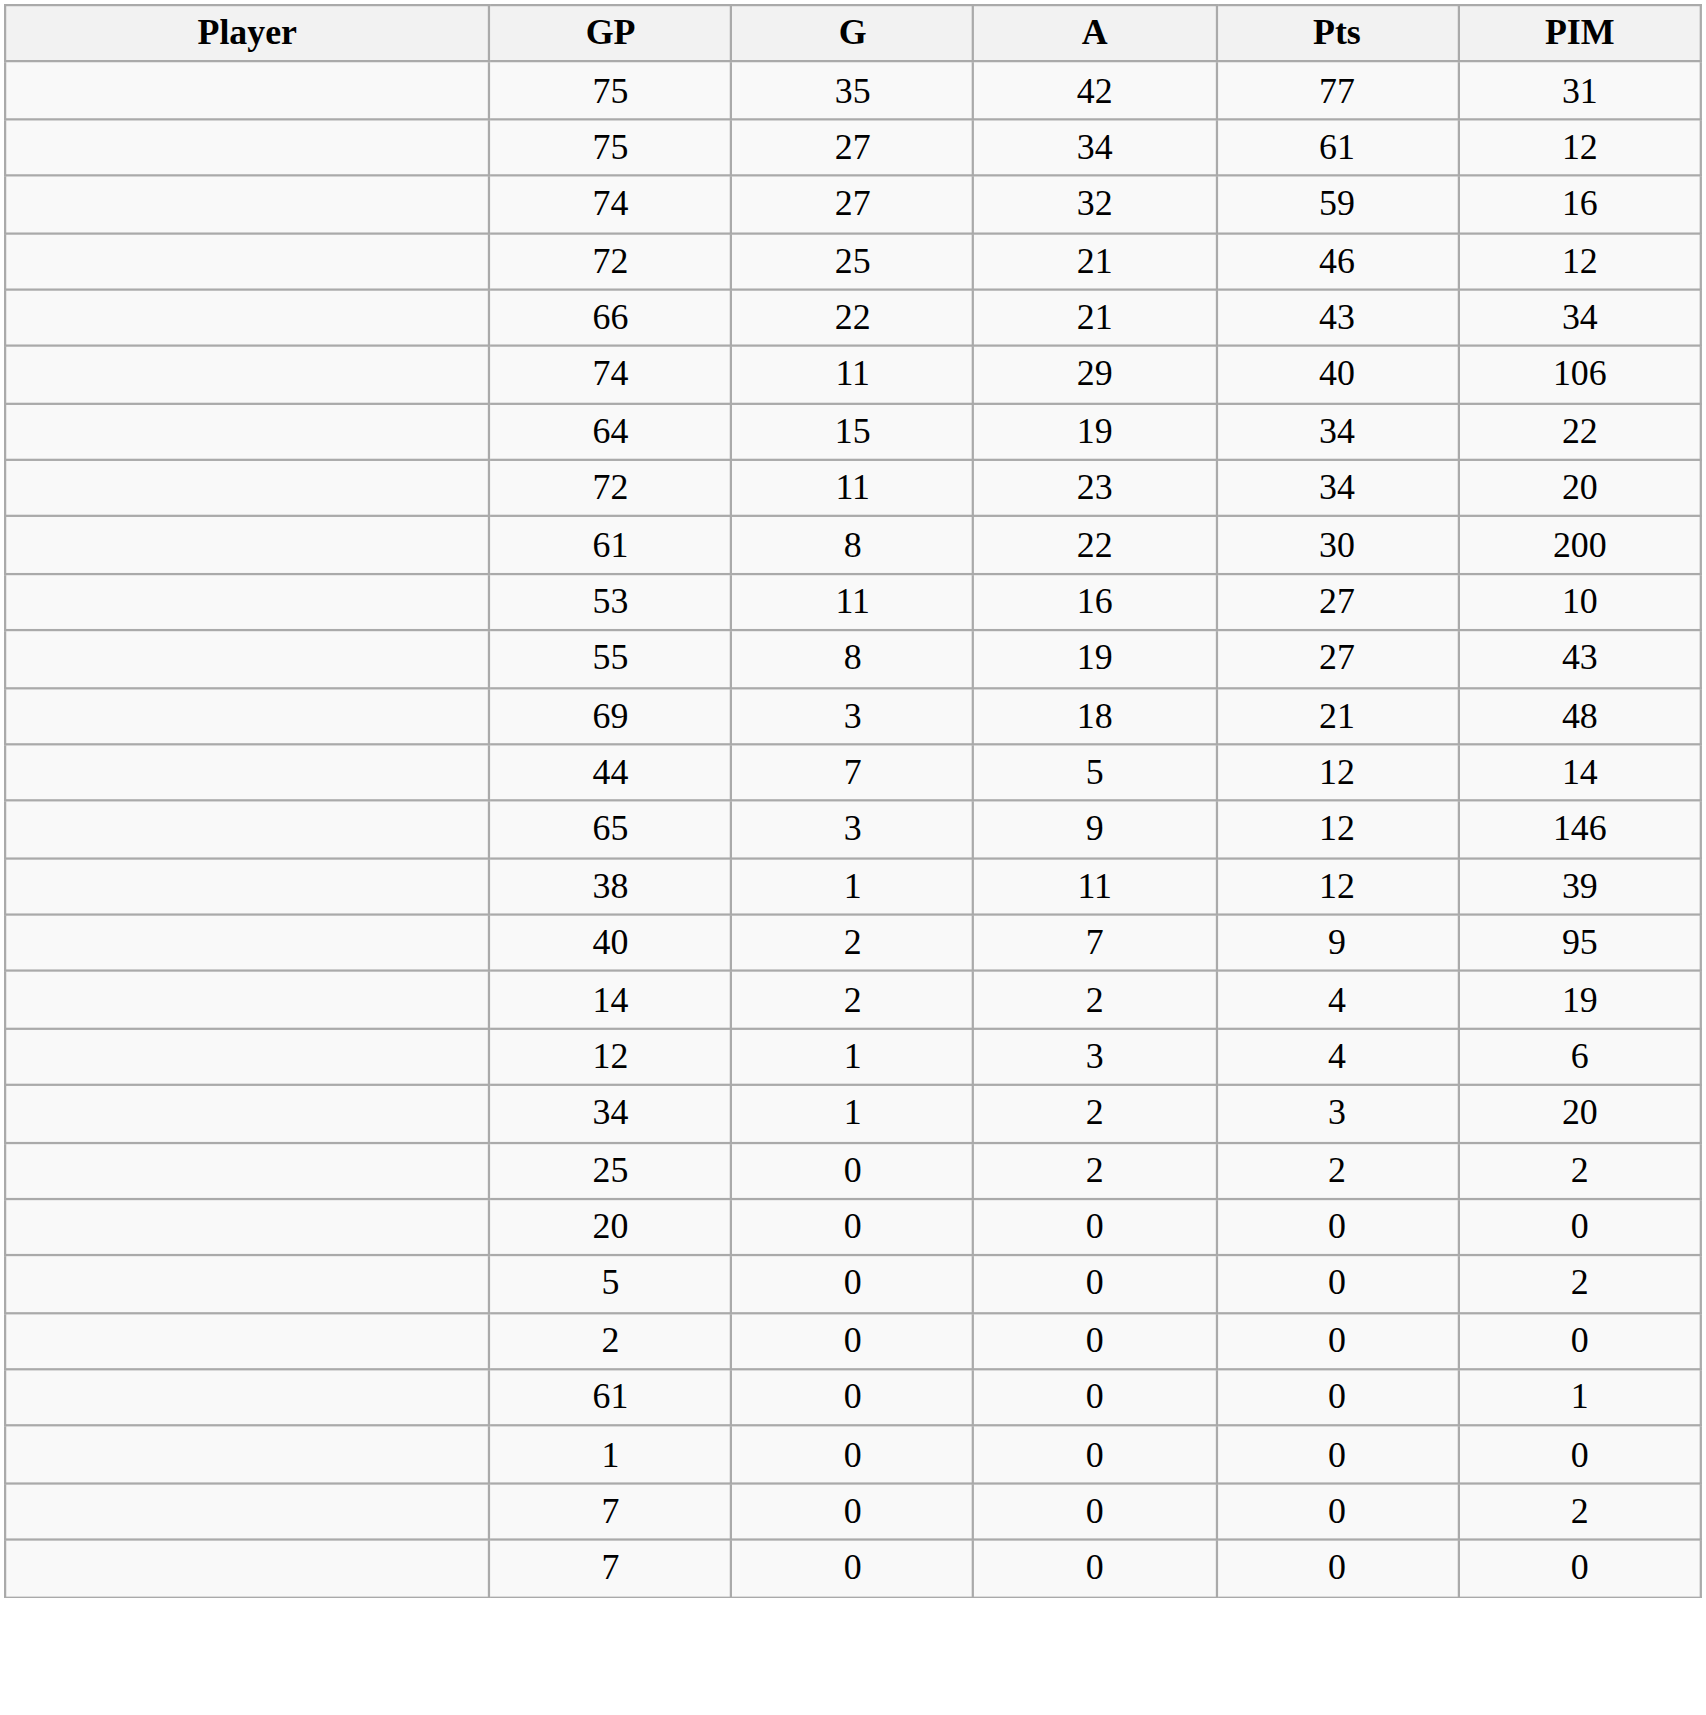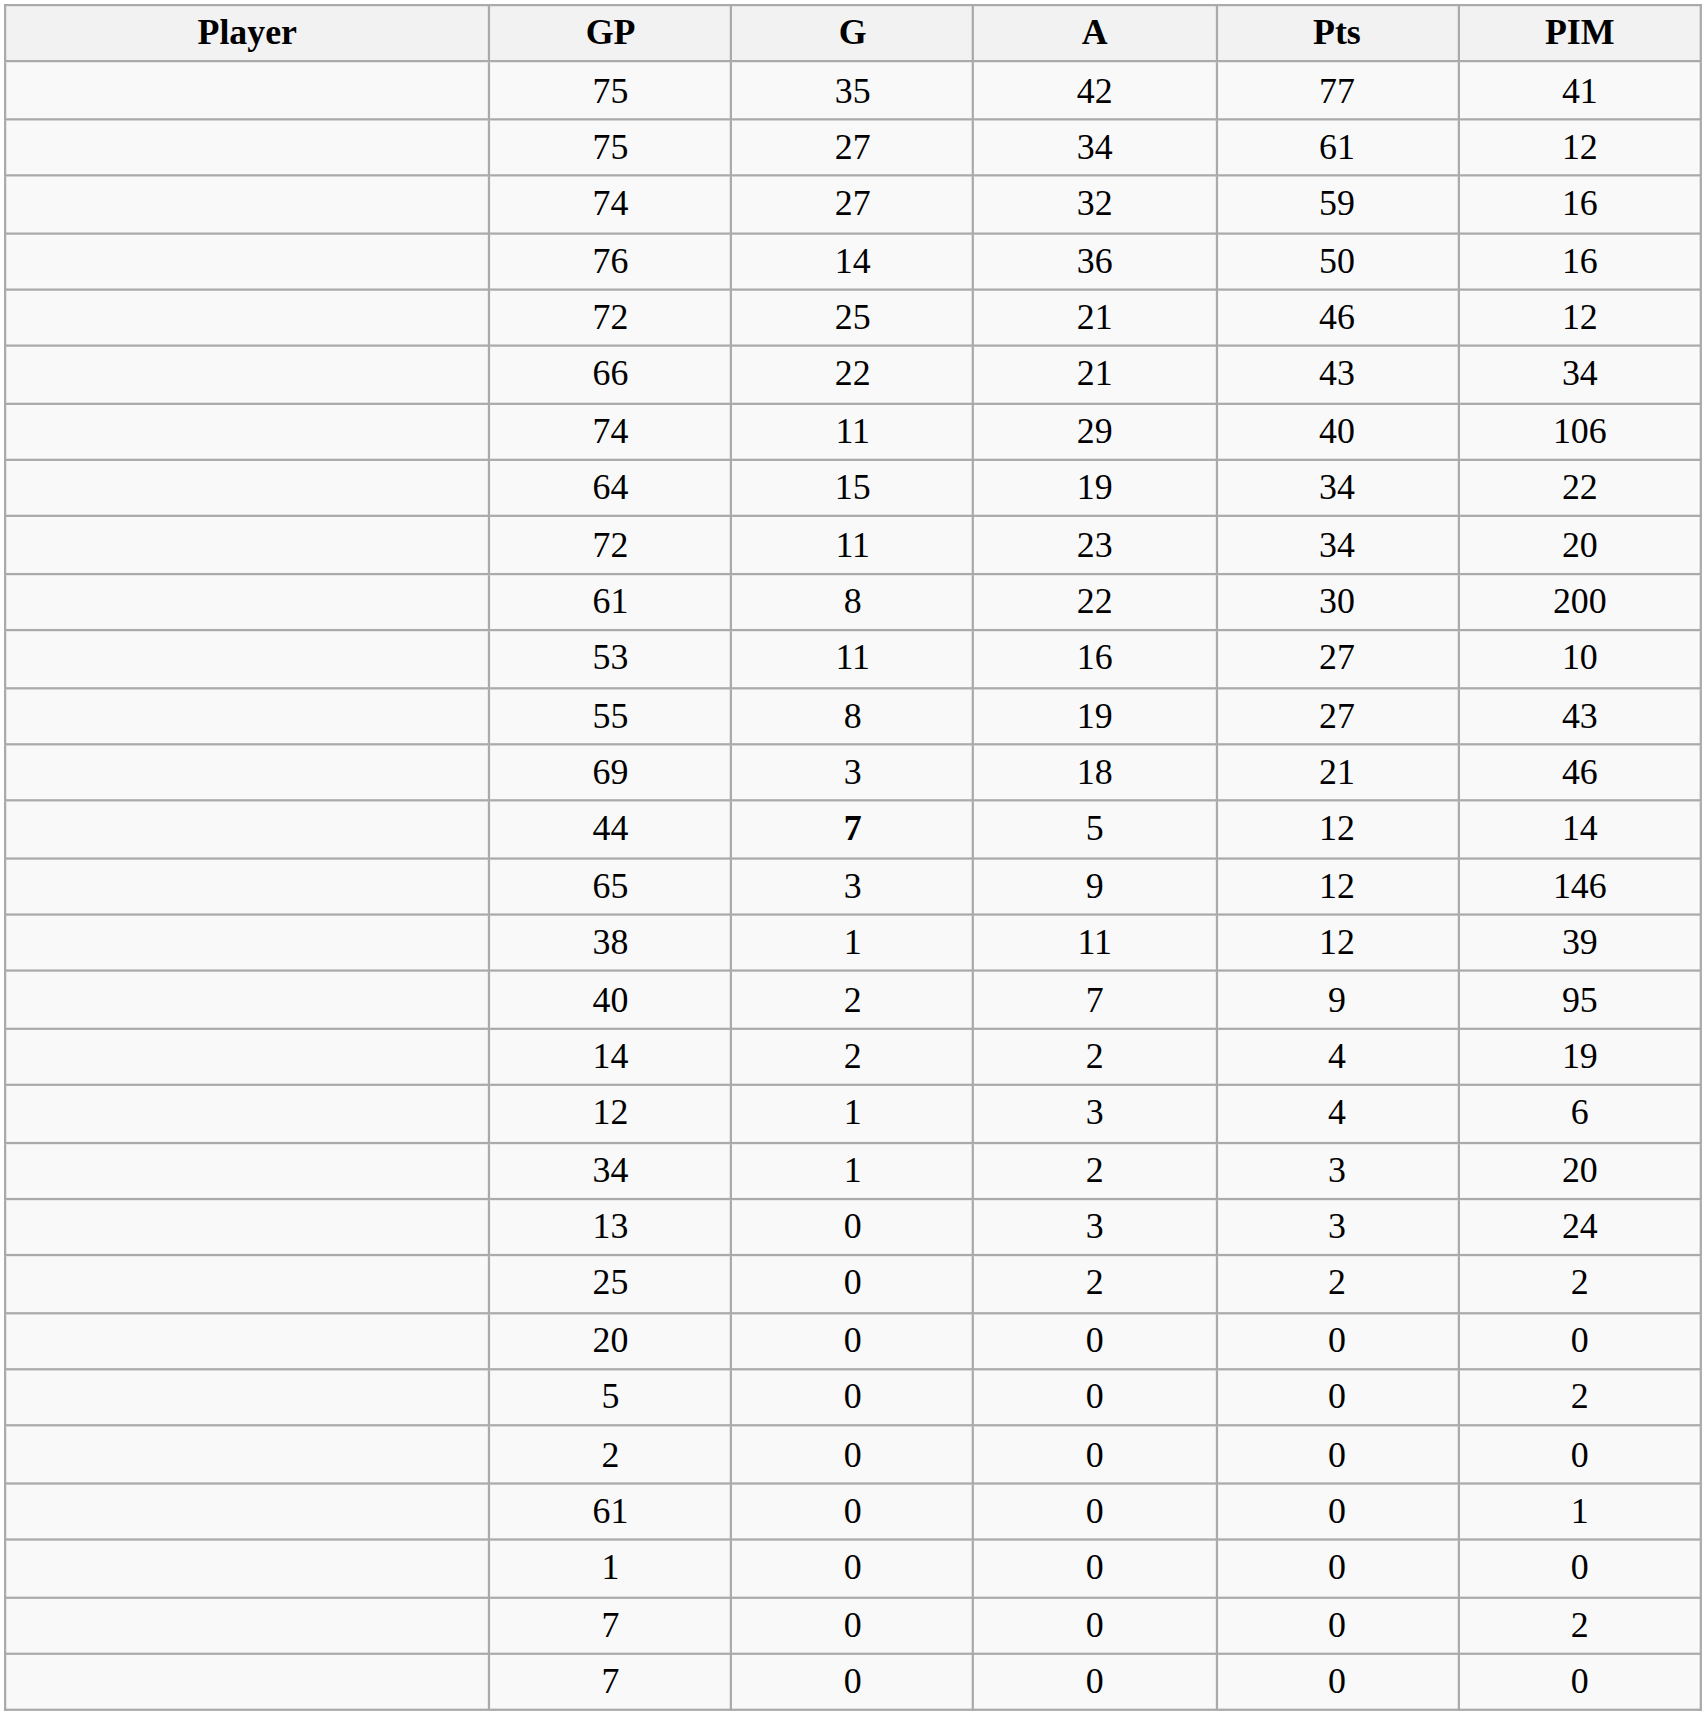(1580, 89) 31 -> (1580, 89) 41
+ row: (611, 260)
(1580, 714) 48 -> (1580, 771) 46
(853, 771) normal -> (853, 828) bold
+ row: (611, 1226)
